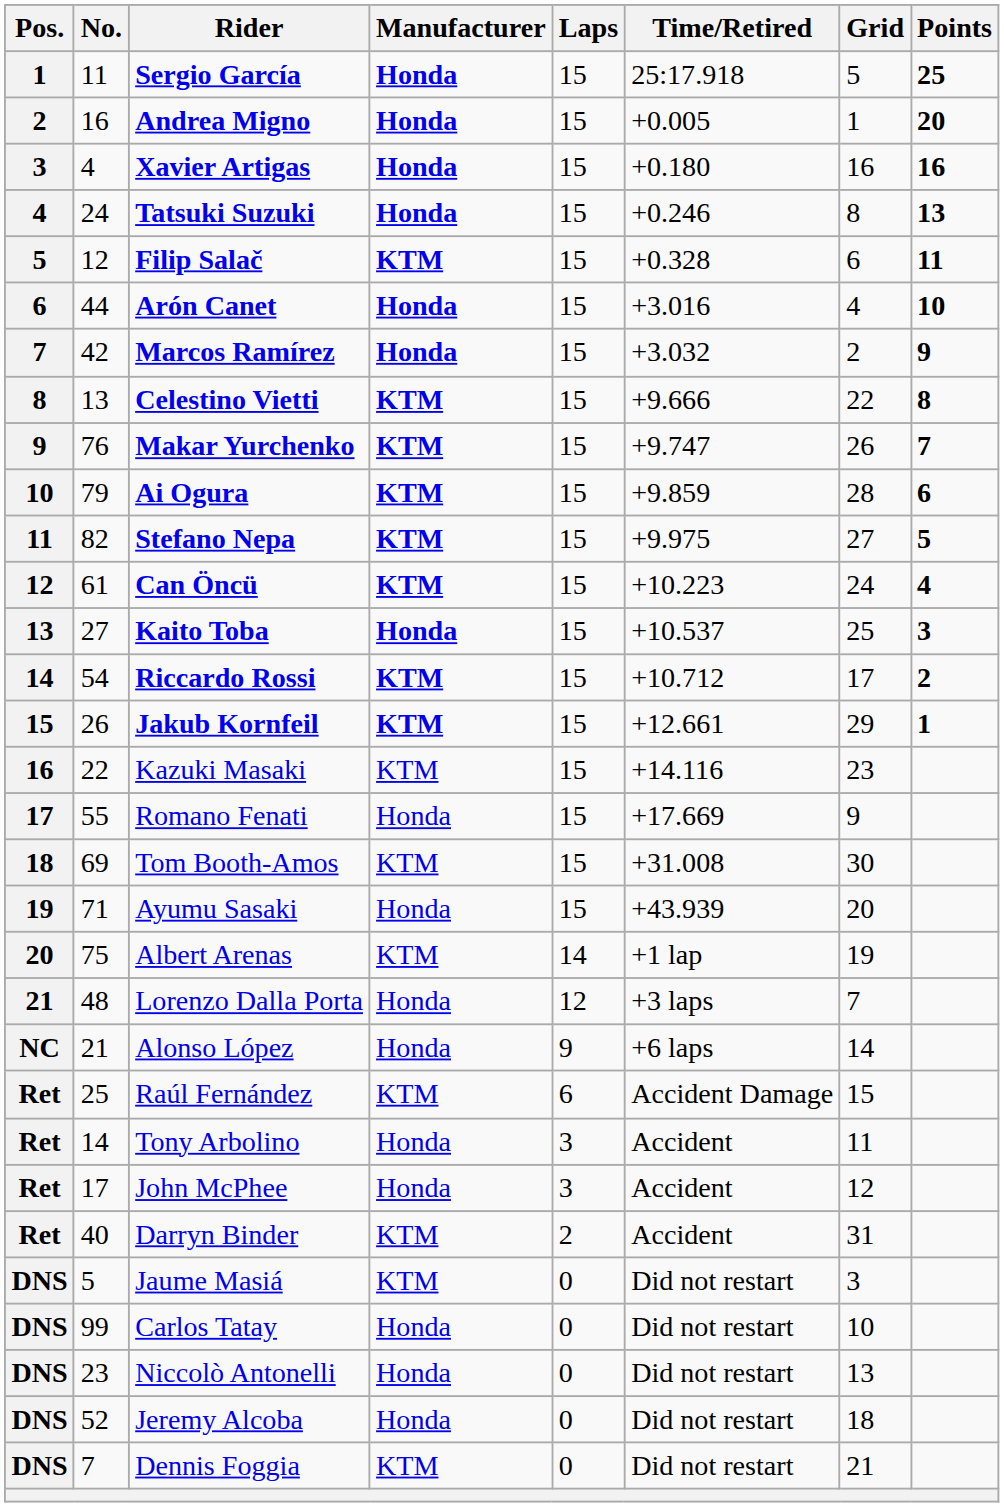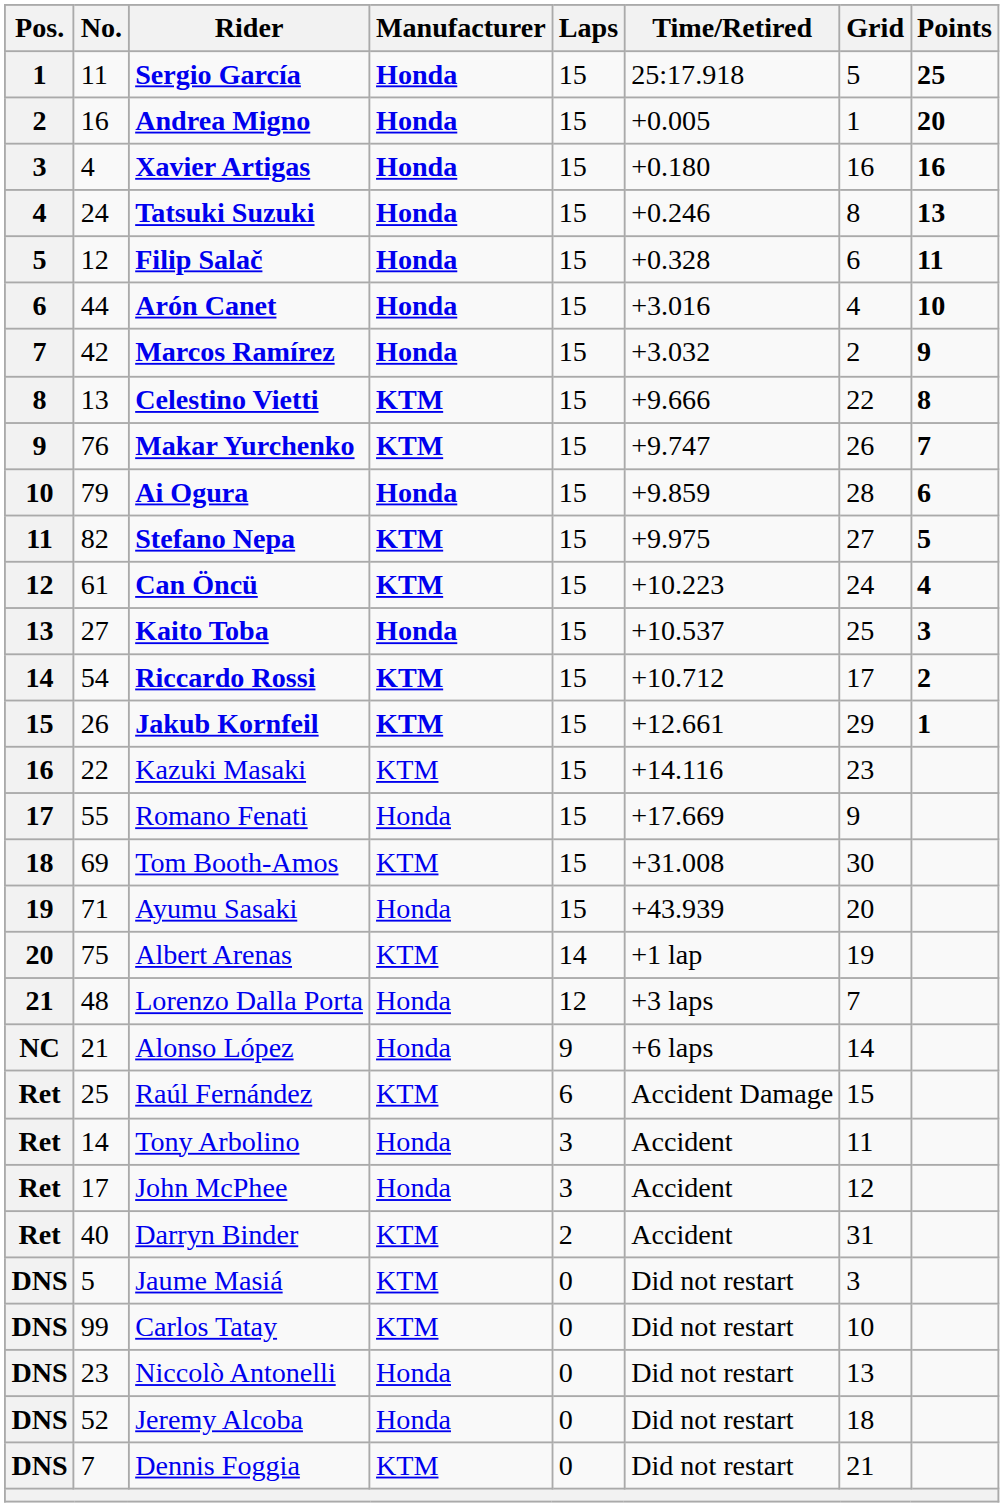(410, 259) KTM -> (417, 259) Honda
(410, 491) KTM -> (417, 491) Honda
(414, 1326) Honda -> (407, 1326) KTM
